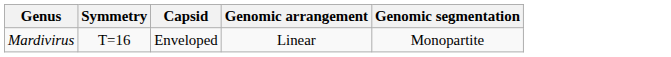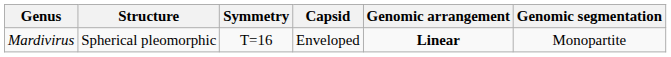+ column: (149, 16)
(296, 39) normal -> (438, 39) bold
